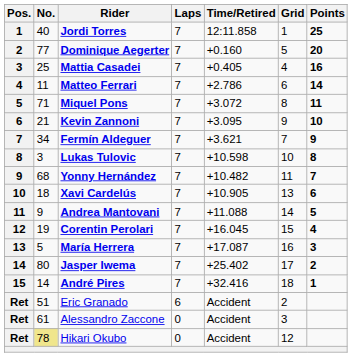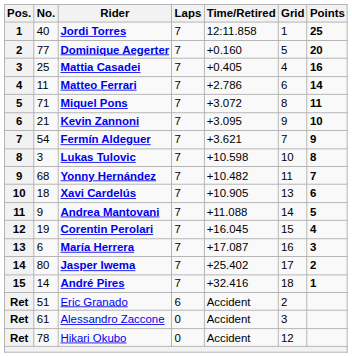(43, 139) 34 -> (43, 139) 54
(40, 247) 5 -> (40, 247) 6
(43, 337) khaki background -> (43, 337) no background
